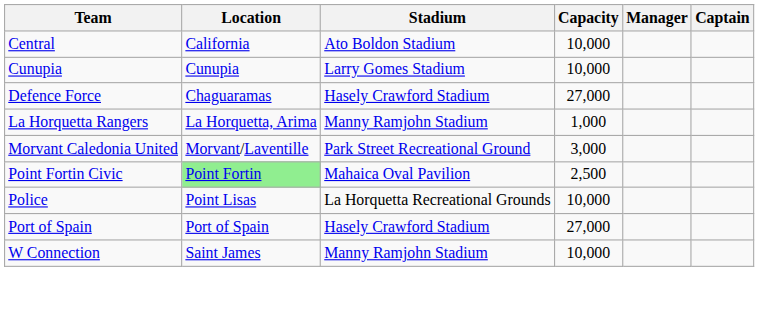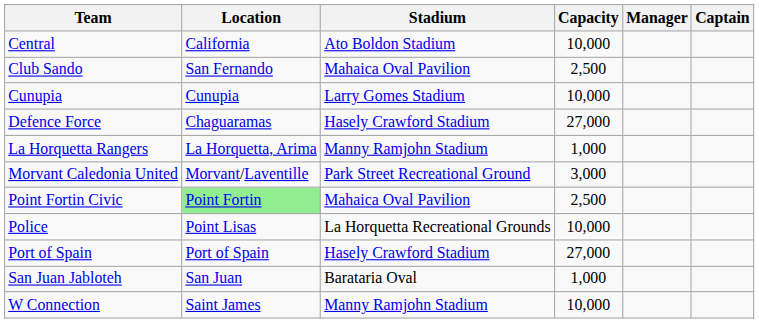+ row: (45, 70)
+ row: (65, 279)
